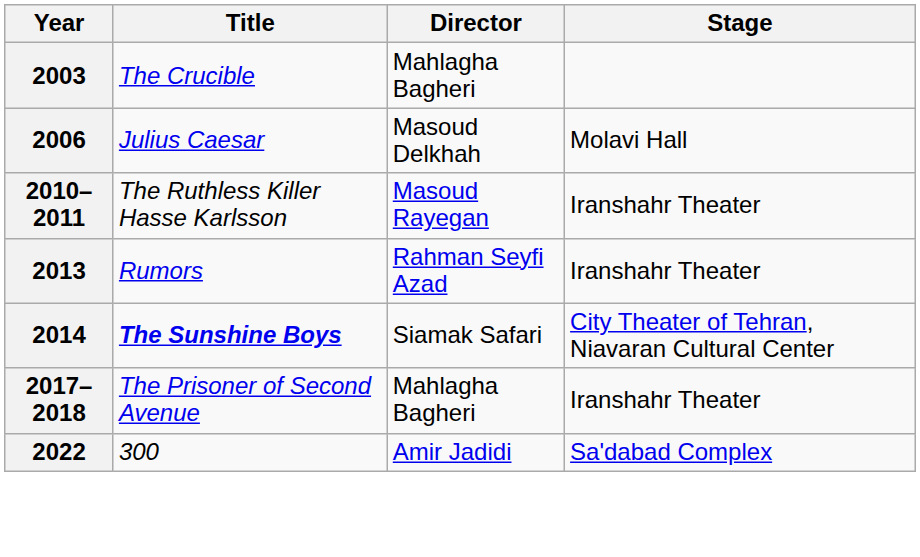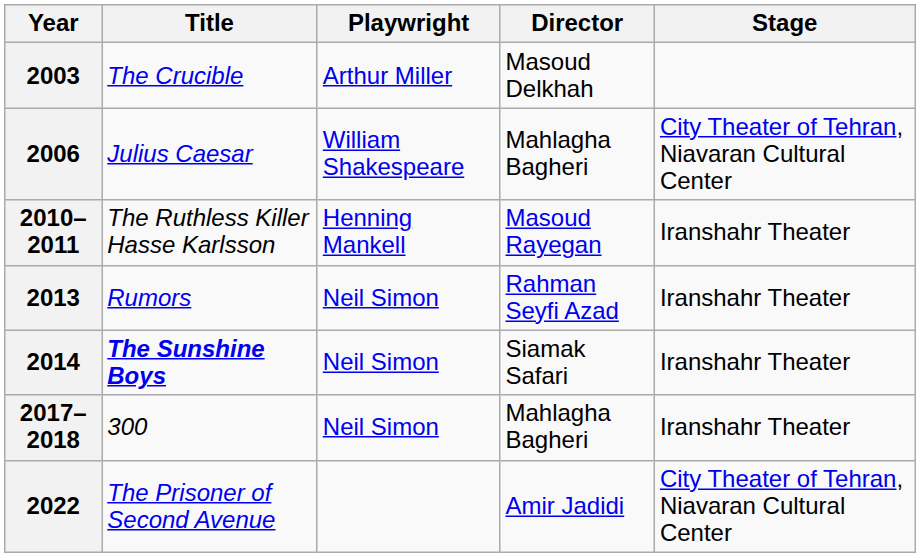+ column: (409, 23)
(445, 75) Mahlagha Bagheri -> (550, 75) Masoud Delkhah
(437, 140) Masoud Delkhah -> (558, 153) Mahlagha Bagheri
(629, 140) Molavi Hall -> (782, 153) City Theater of Tehran, Niavaran Cultural Center
(702, 335) City Theater of Tehran, Niavaran Cultural Center -> (755, 362) Iranshahr Theater
(245, 400) The Prisoner of Second Avenue -> (127, 427) 300
(139, 451) 300 -> (191, 505) The Prisoner of Second Avenue
(671, 451) Sa'dabad Complex -> (782, 505) City Theater of Tehran, Niavaran Cultural Center
